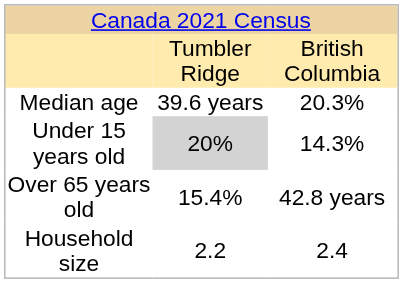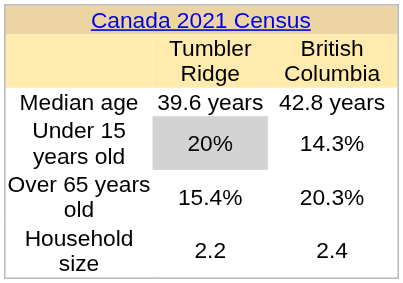(332, 102) 20.3% -> (332, 102) 42.8 years
(332, 197) 42.8 years -> (332, 197) 20.3%
